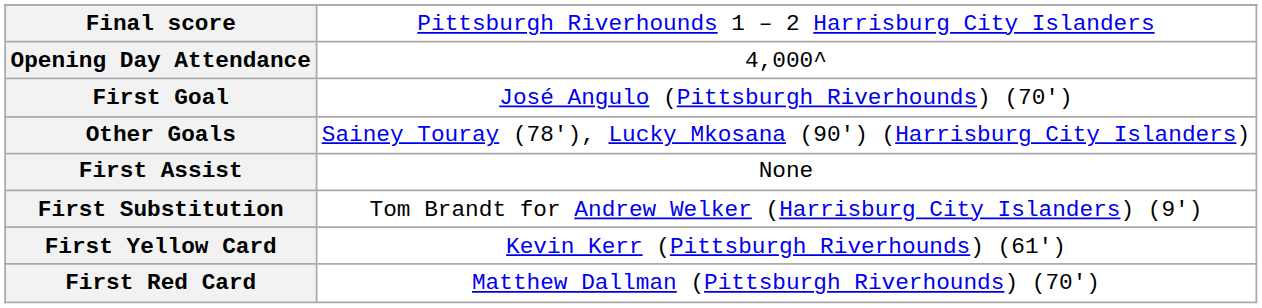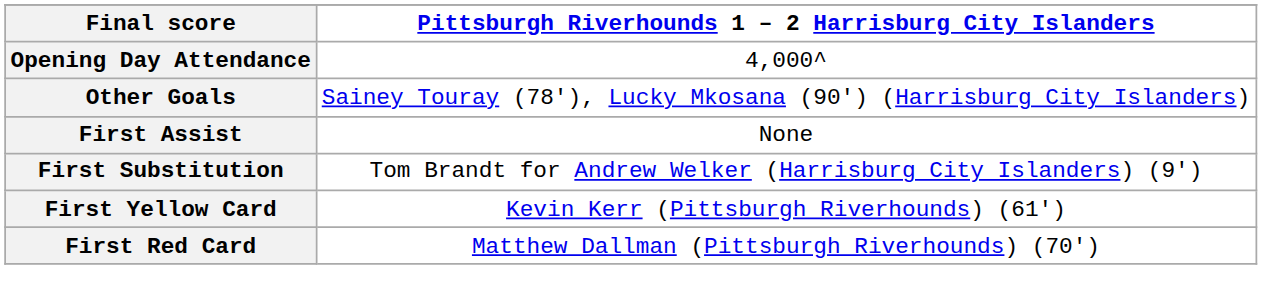(786, 23) normal -> (786, 23) bold
- row: (161, 98)
